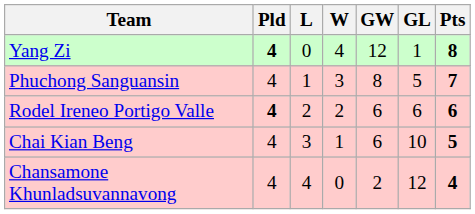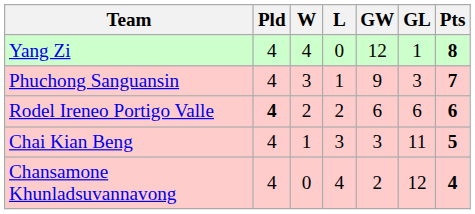columns swapped: (339, 19) <-> (306, 19)
(272, 50) bold -> (272, 50) normal
(377, 80) 8 -> (377, 80) 9
(417, 80) 5 -> (417, 80) 3
(377, 141) 6 -> (377, 141) 3
(417, 141) 10 -> (417, 141) 11
